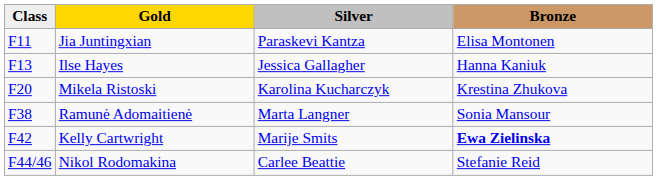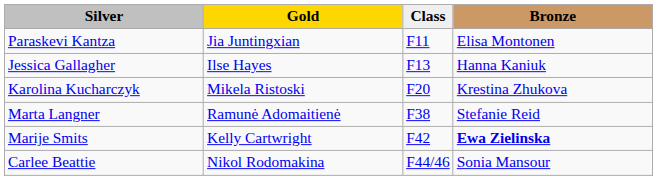columns swapped: (30, 16) <-> (354, 16)
(504, 114) Sonia Mansour -> (498, 114) Stefanie Reid
(498, 162) Stefanie Reid -> (504, 162) Sonia Mansour
